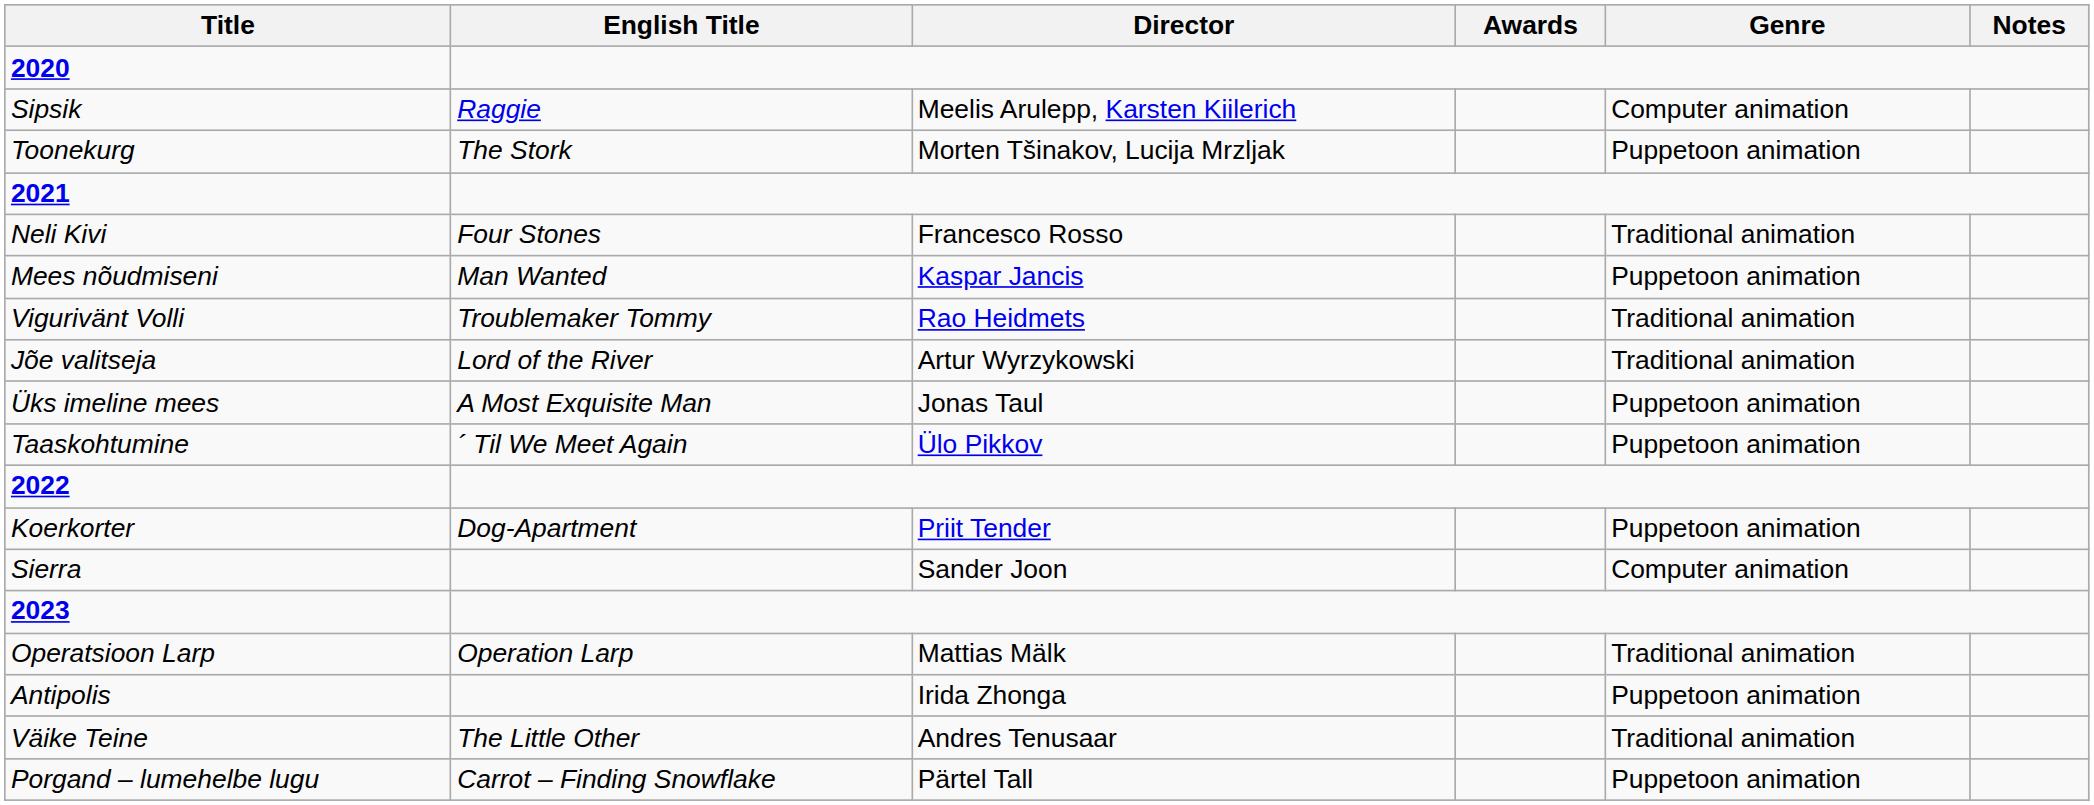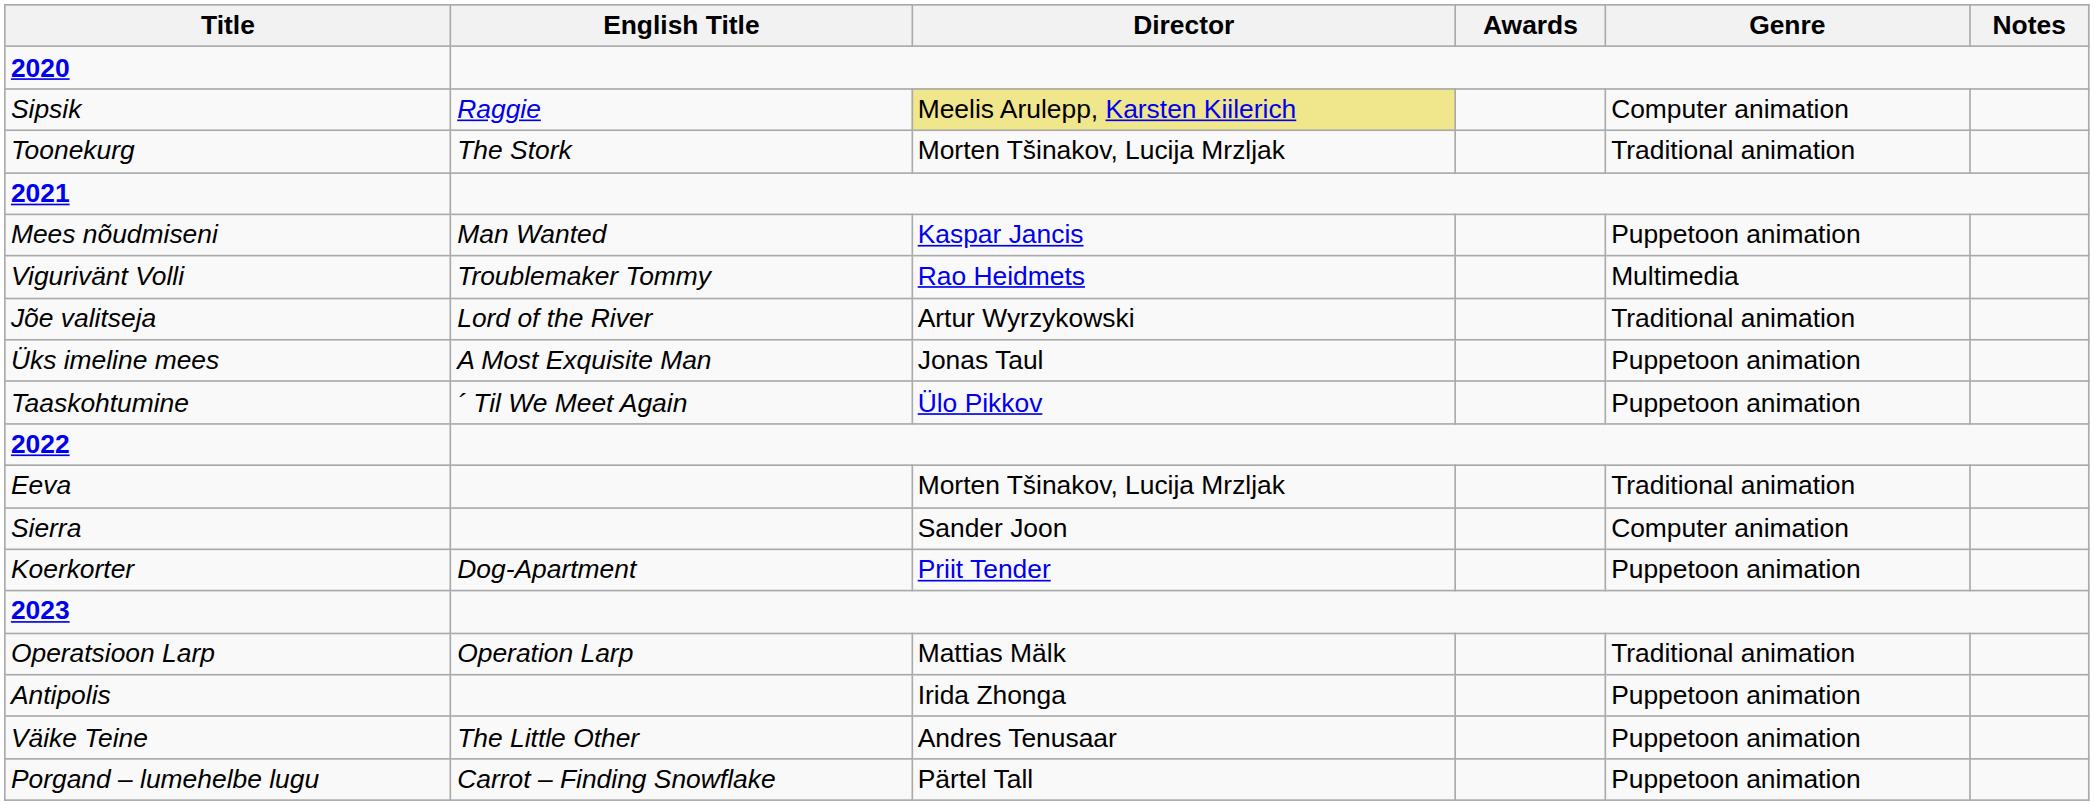(1107, 109) no background -> (1107, 109) khaki background
(1736, 151) Puppetoon animation -> (1733, 151) Traditional animation
- row: (59, 234)
(1733, 318) Traditional animation -> (1675, 276) Multimedia
+ row: (41, 485)
rows swapped: (73, 527) <-> (46, 569)
(1733, 737) Traditional animation -> (1736, 737) Puppetoon animation
